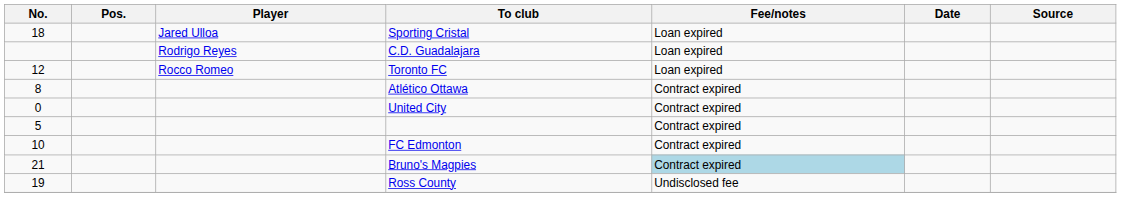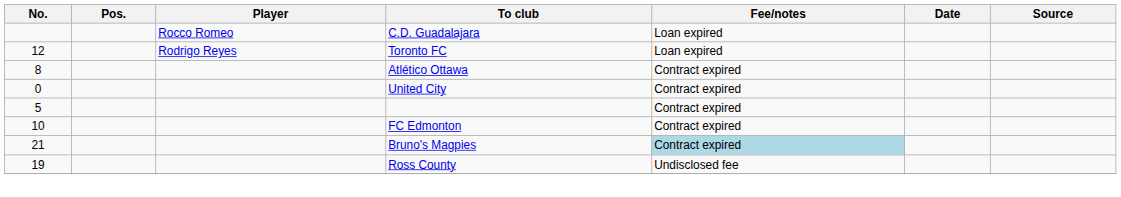- row: (38, 33)
(197, 51) Rodrigo Reyes -> (196, 33) Rocco Romeo
(196, 70) Rocco Romeo -> (197, 51) Rodrigo Reyes
